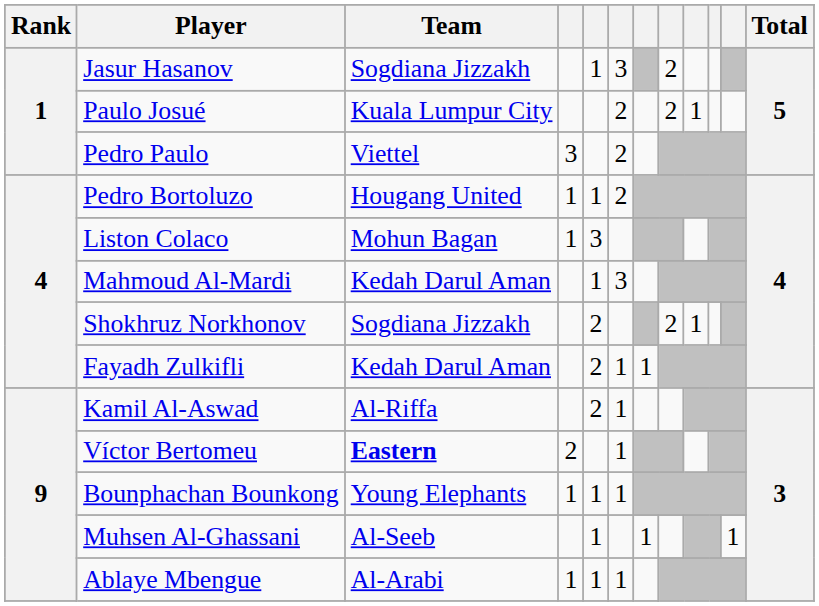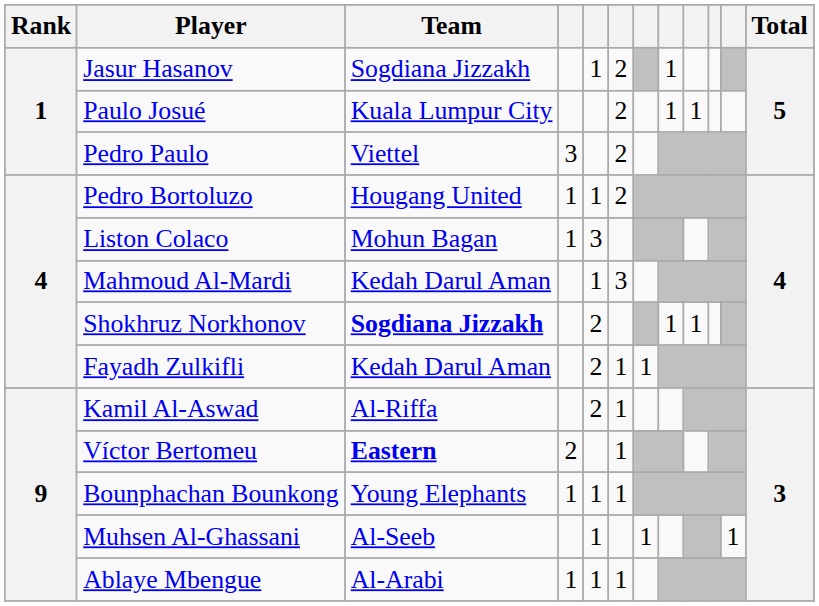(621, 68) 3 -> (621, 68) 2
(671, 68) 2 -> (671, 68) 1
(671, 111) 2 -> (671, 111) 1
(440, 323) normal -> (447, 323) bold
(671, 323) 2 -> (671, 323) 1
